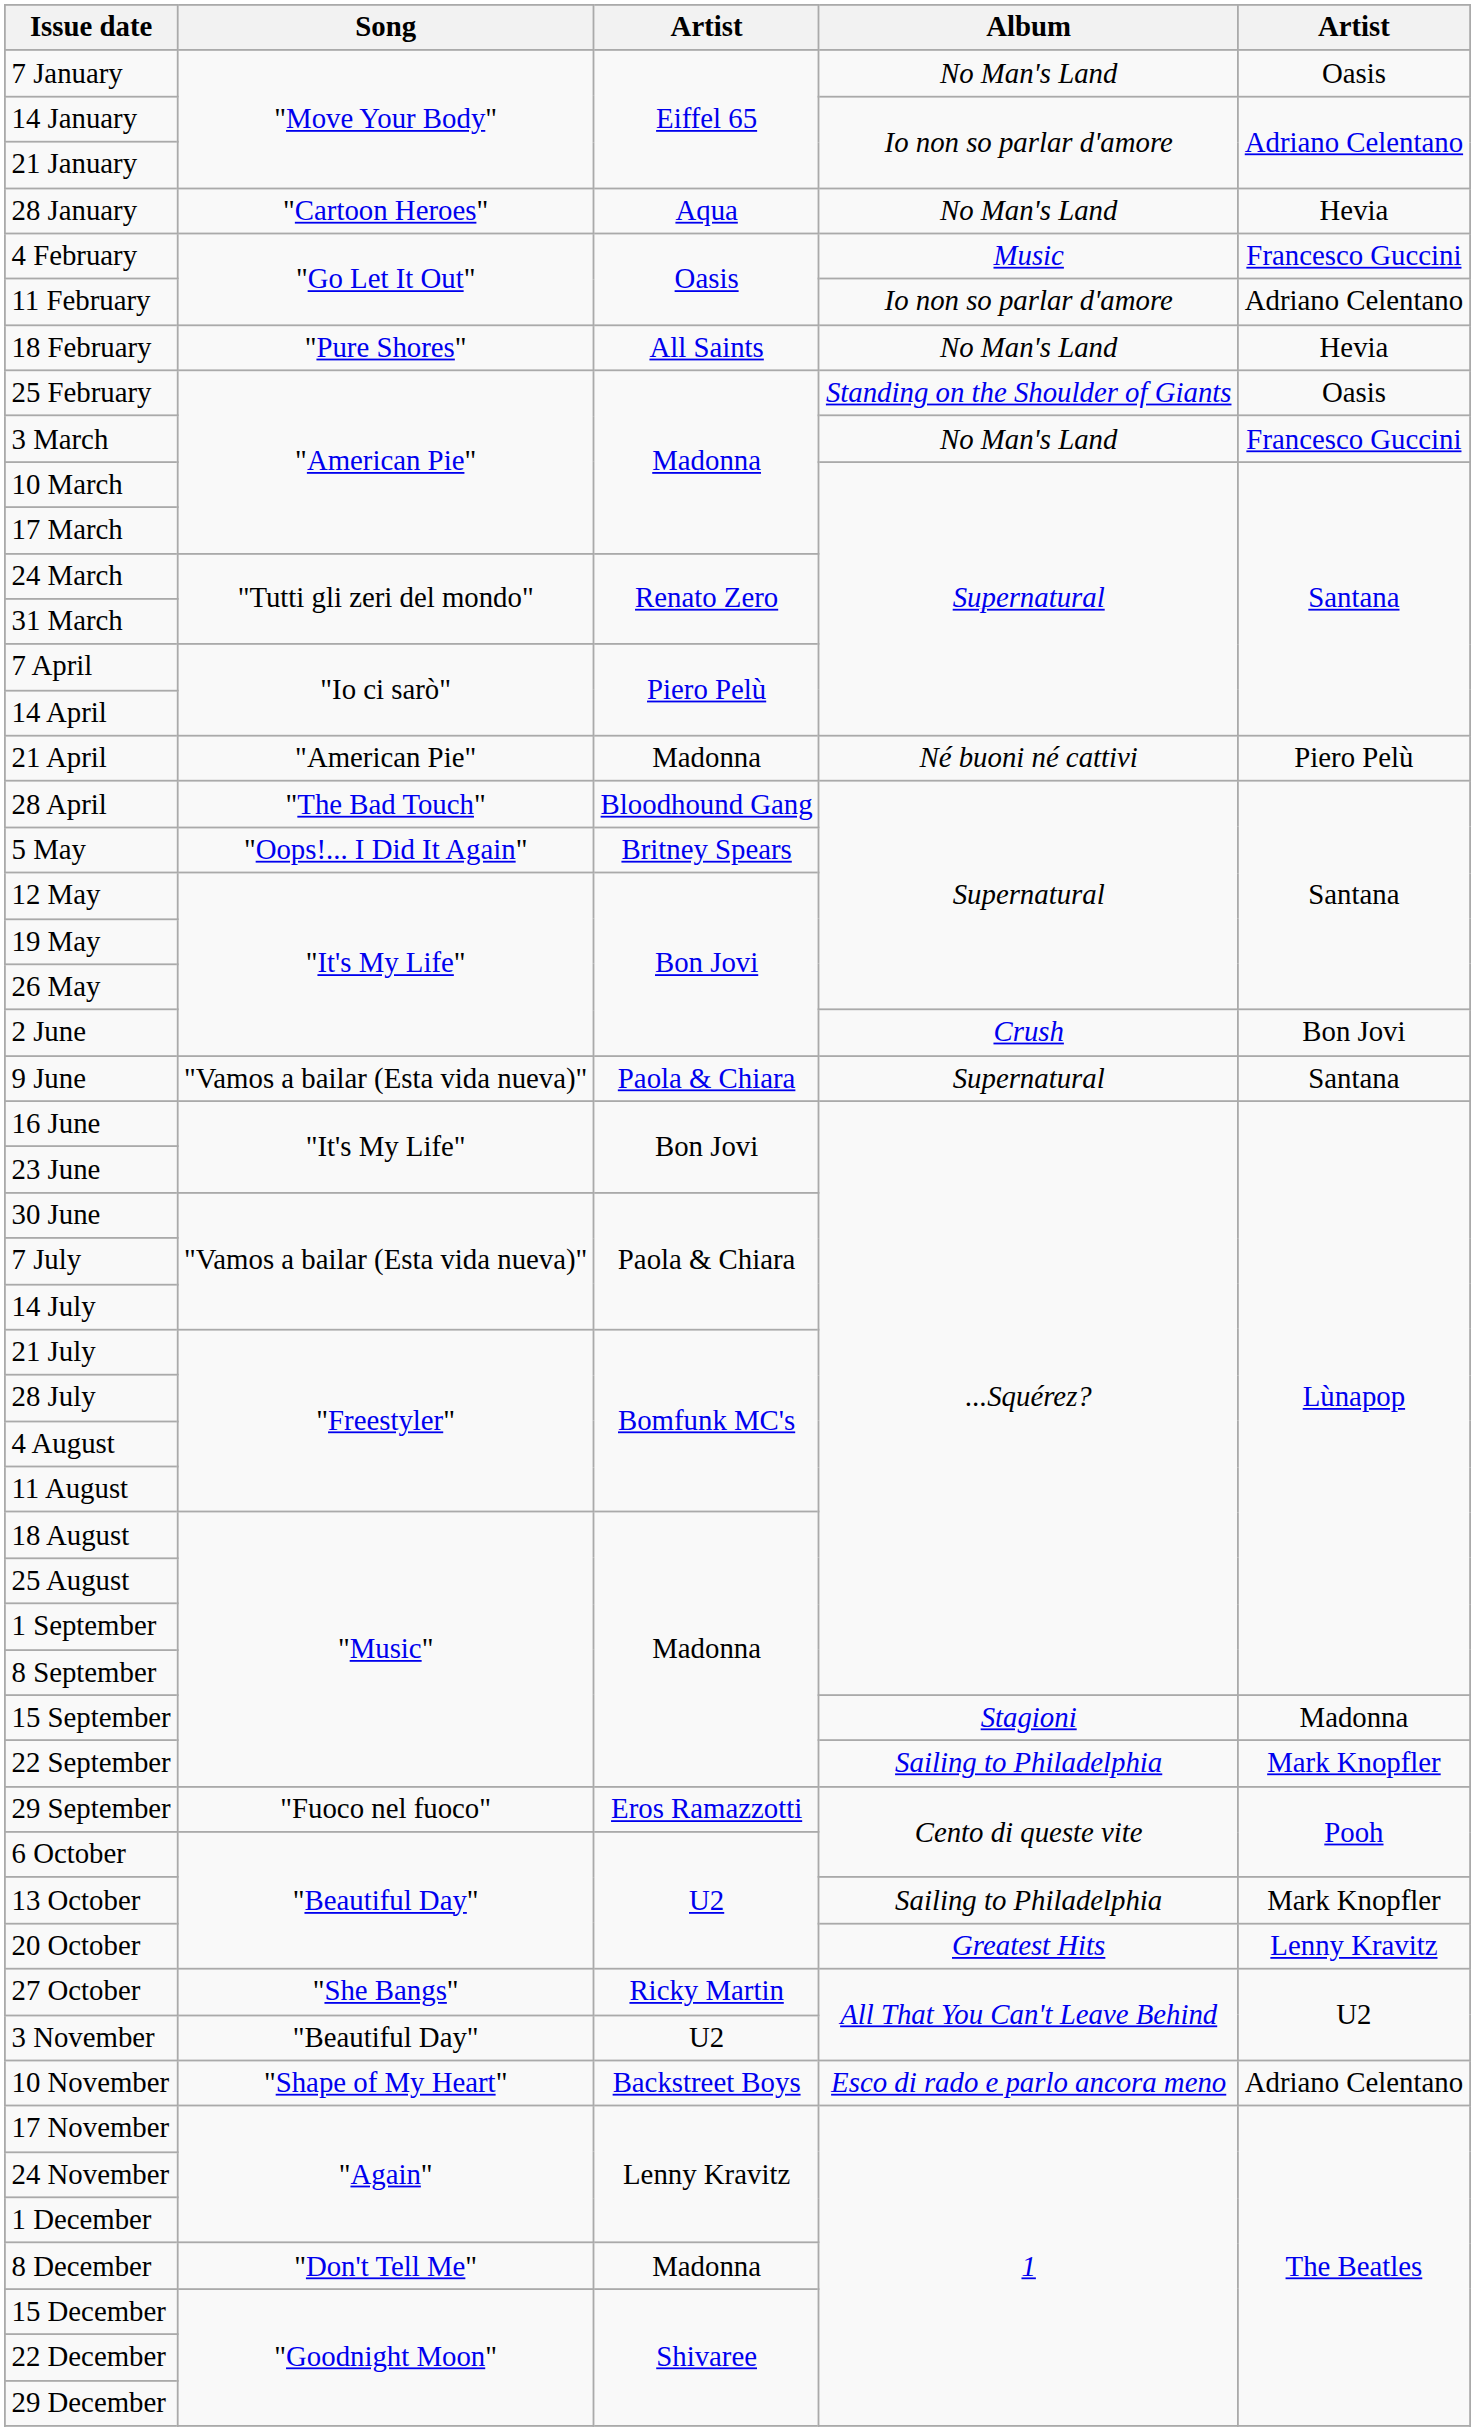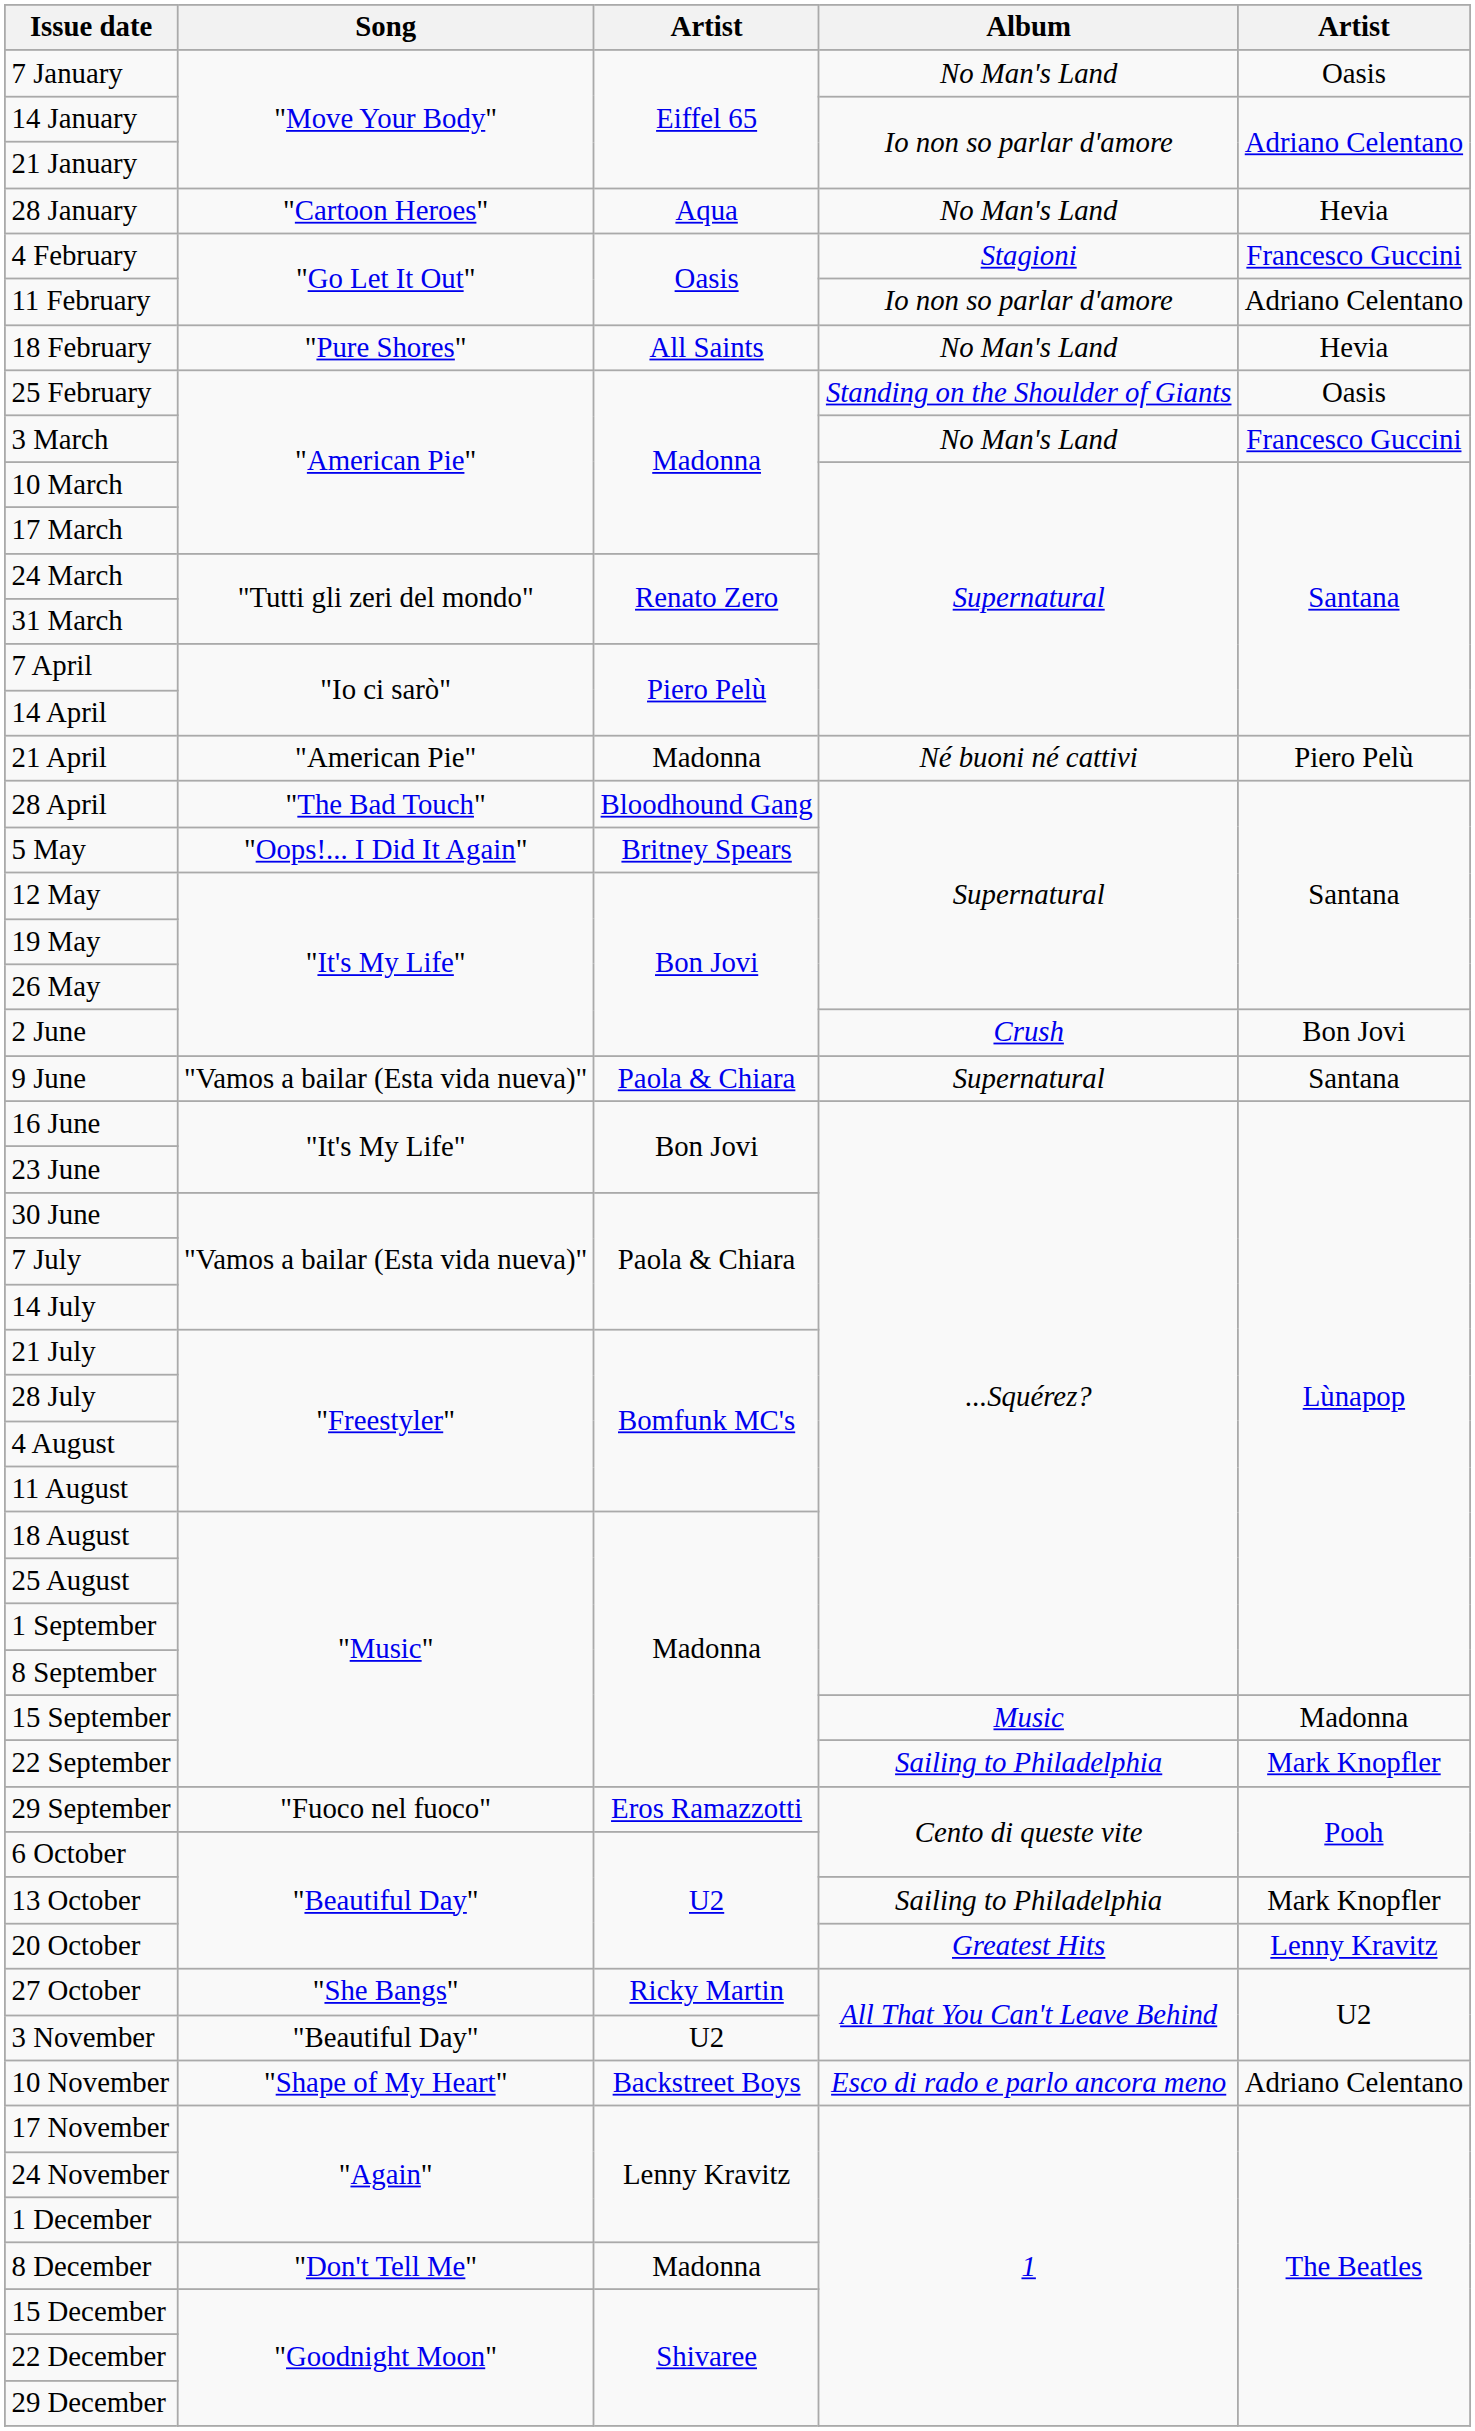(1029, 255) Music -> (1029, 255) Stagioni
(1029, 1717) Stagioni -> (1029, 1717) Music
